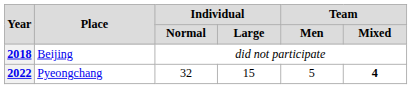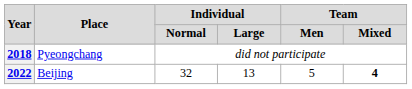(55, 53) Beijing -> (70, 53) Pyeongchang
(70, 73) Pyeongchang -> (55, 73) Beijing
(249, 73) 15 -> (249, 73) 13
